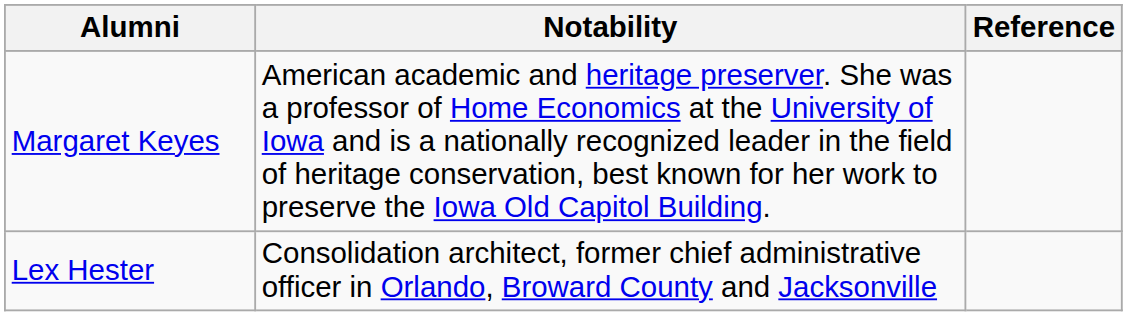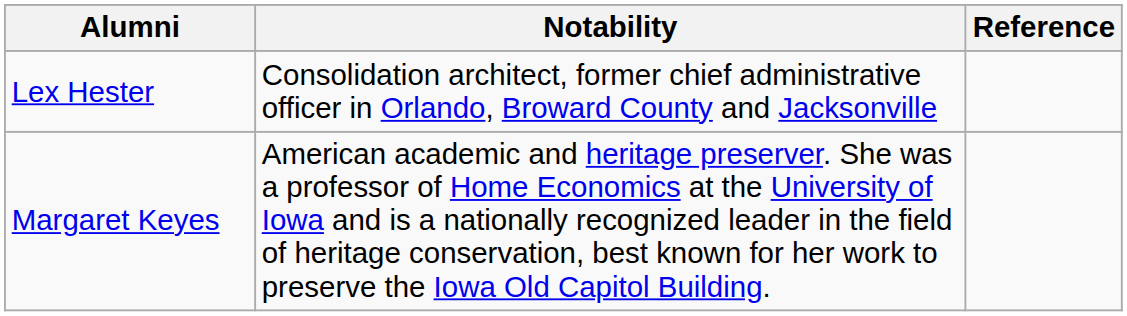rows swapped: (83, 270) <-> (116, 140)
